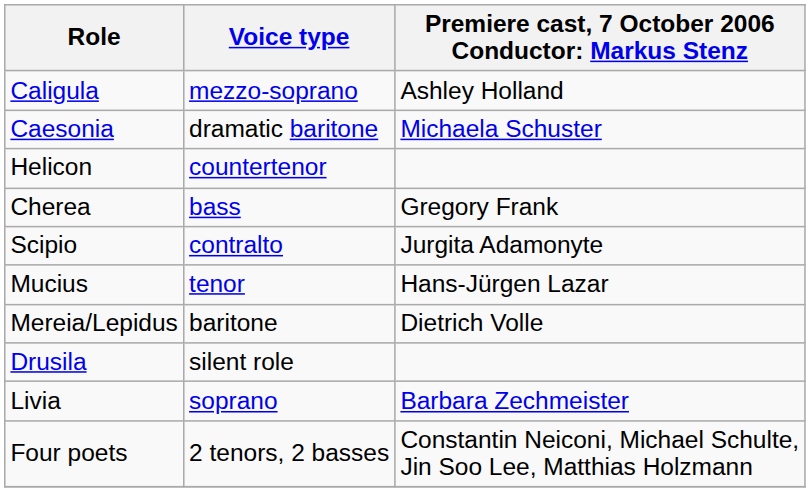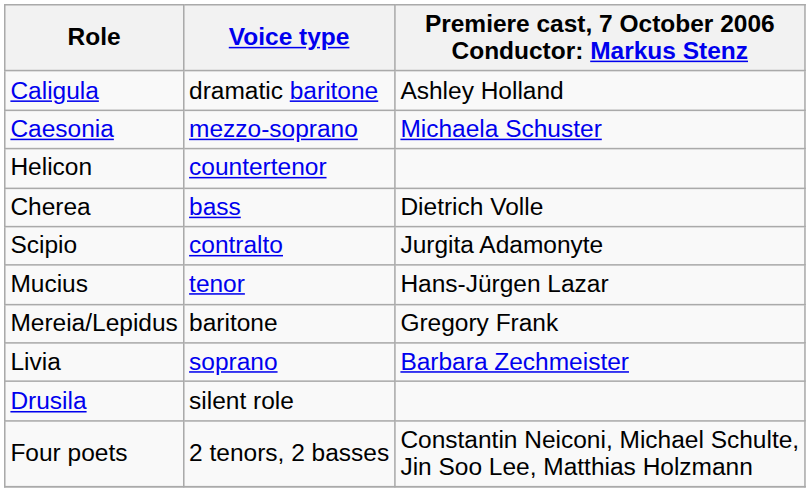(273, 90) mezzo-soprano -> (284, 90) dramatic baritone
(284, 129) dramatic baritone -> (273, 129) mezzo-soprano
(479, 206) Gregory Frank -> (472, 206) Dietrich Volle
(472, 323) Dietrich Volle -> (479, 323) Gregory Frank
rows swapped: (36, 400) <-> (49, 362)
